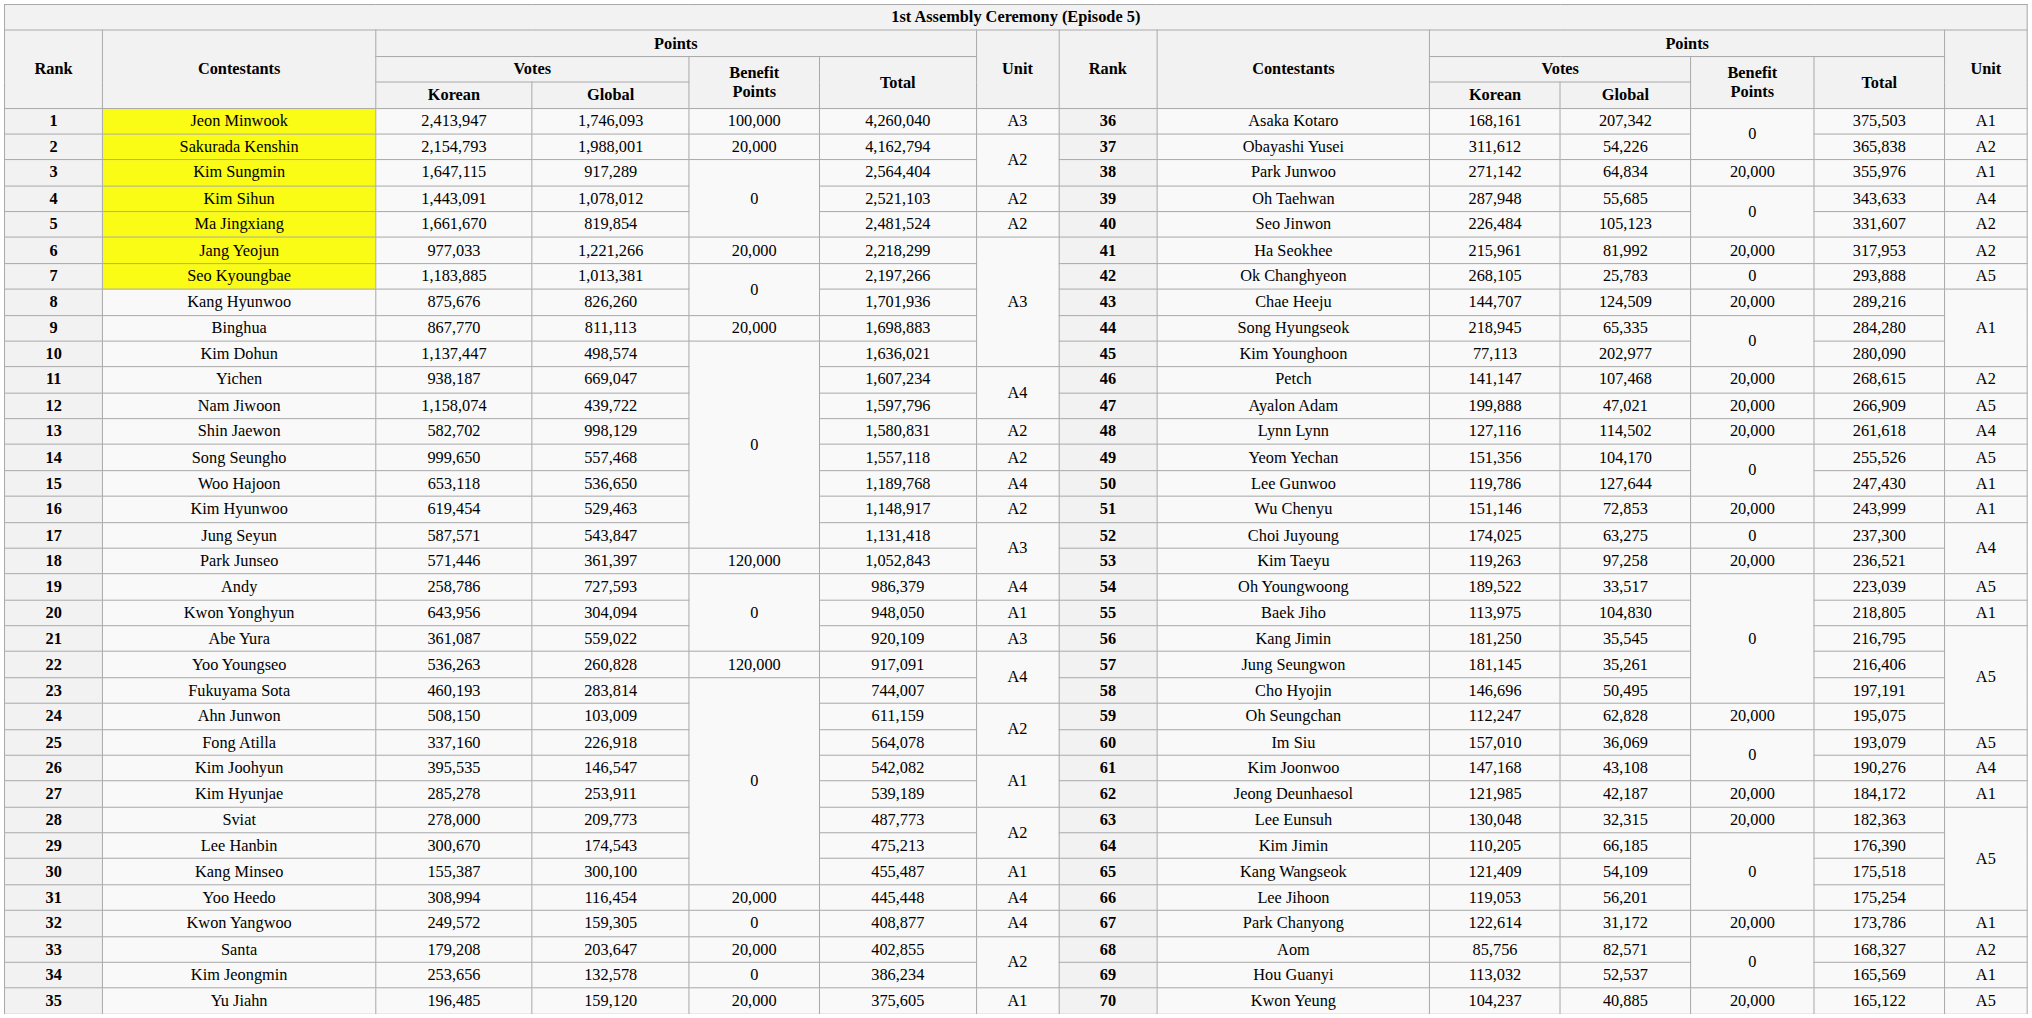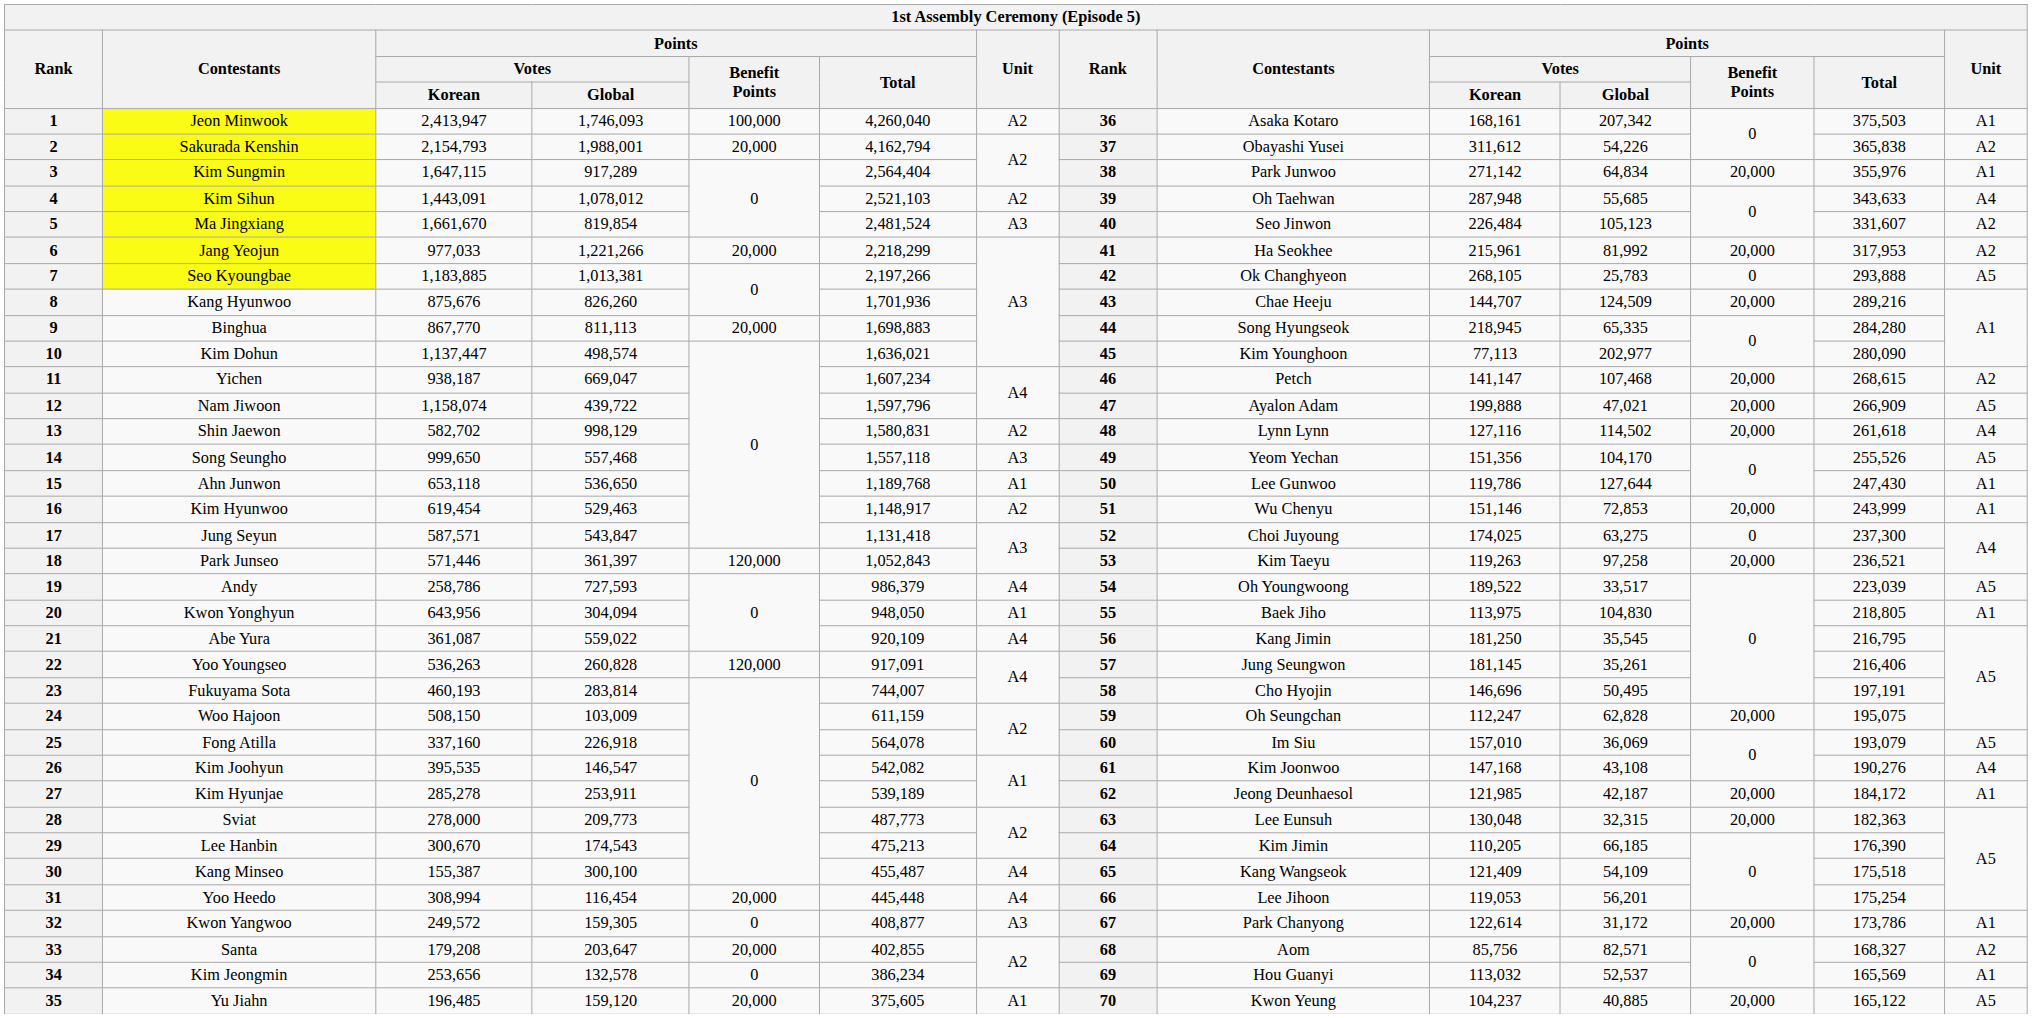(1017, 120) A3 -> (1017, 120) A2
(1017, 224) A2 -> (1017, 224) A3
(1017, 457) A2 -> (1017, 457) A3
(239, 483) Woo Hajoon -> (239, 483) Ahn Junwon
(1017, 483) A4 -> (1017, 483) A1
(1017, 638) A3 -> (1017, 638) A4
(239, 716) Ahn Junwon -> (239, 716) Woo Hajoon
(1017, 871) A1 -> (1017, 871) A4
(1017, 923) A4 -> (1017, 923) A3
